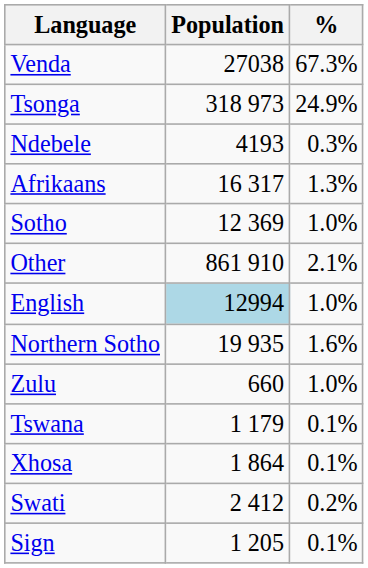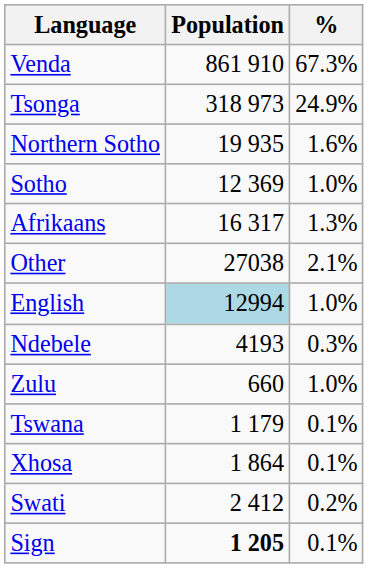(254, 64) 27038 -> (245, 64) 861 910
rows swapped: (85, 343) <-> (51, 144)
rows swapped: (58, 184) <-> (39, 223)
(245, 263) 861 910 -> (254, 263) 27038
(257, 542) normal -> (257, 542) bold
